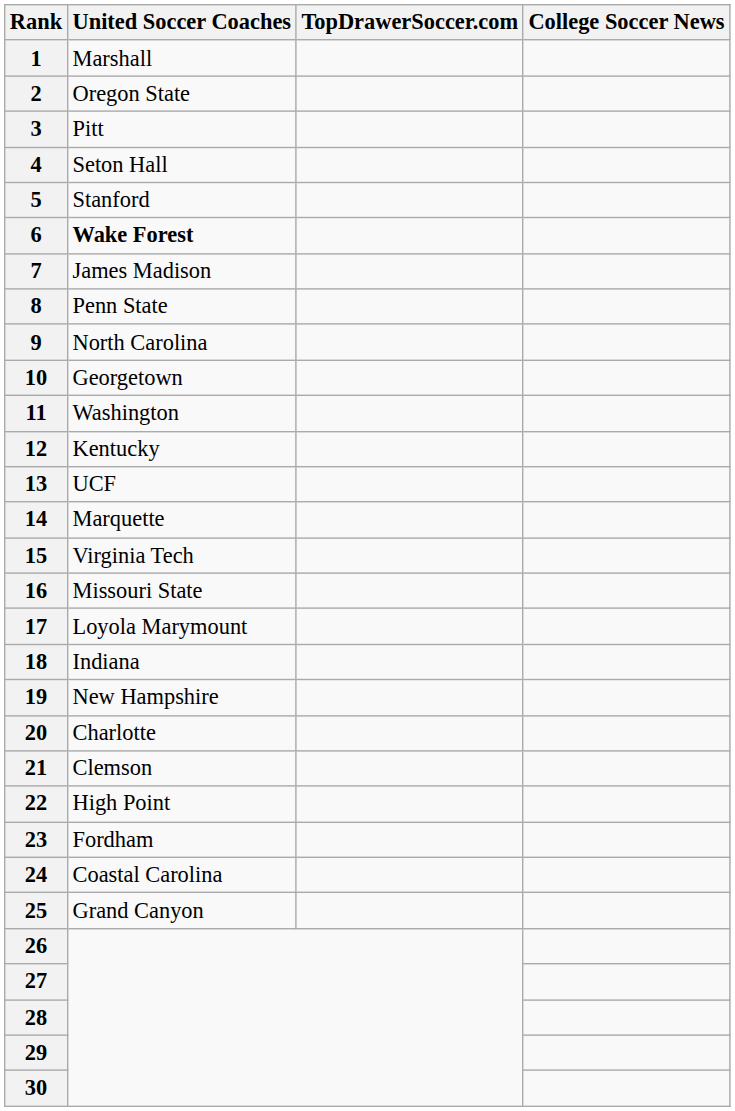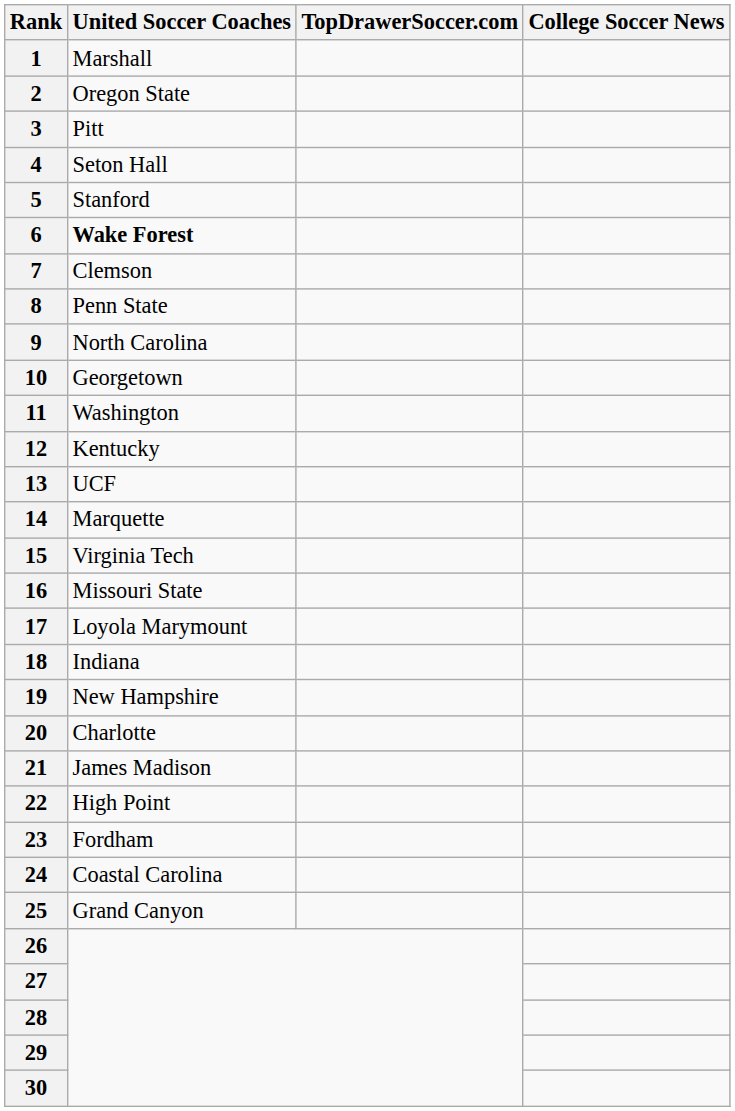(142, 270) James Madison -> (112, 270) Clemson
(112, 768) Clemson -> (142, 768) James Madison
